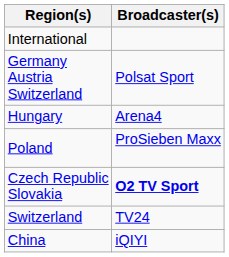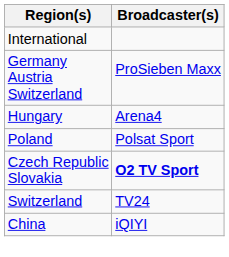(154, 77) Polsat Sport -> (168, 69) ProSieben Maxx
(168, 139) ProSieben Maxx -> (154, 139) Polsat Sport
